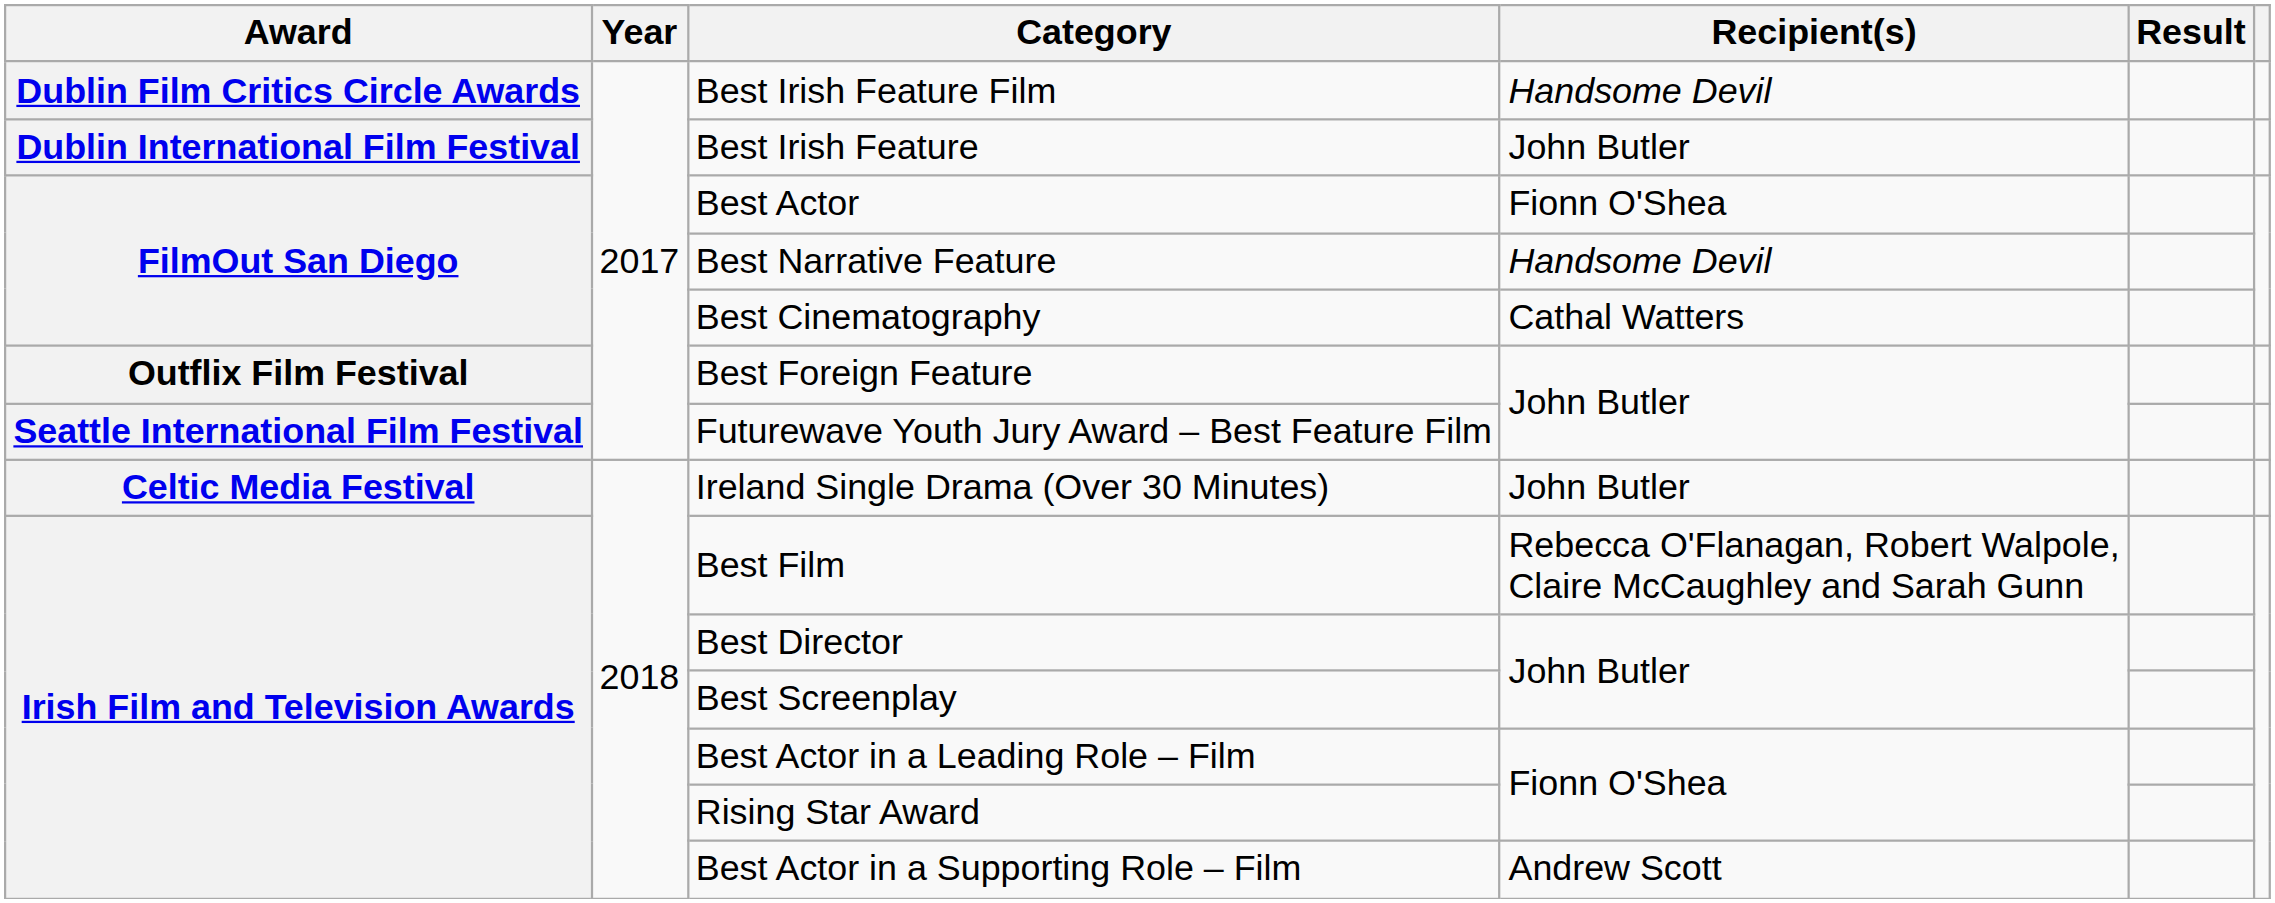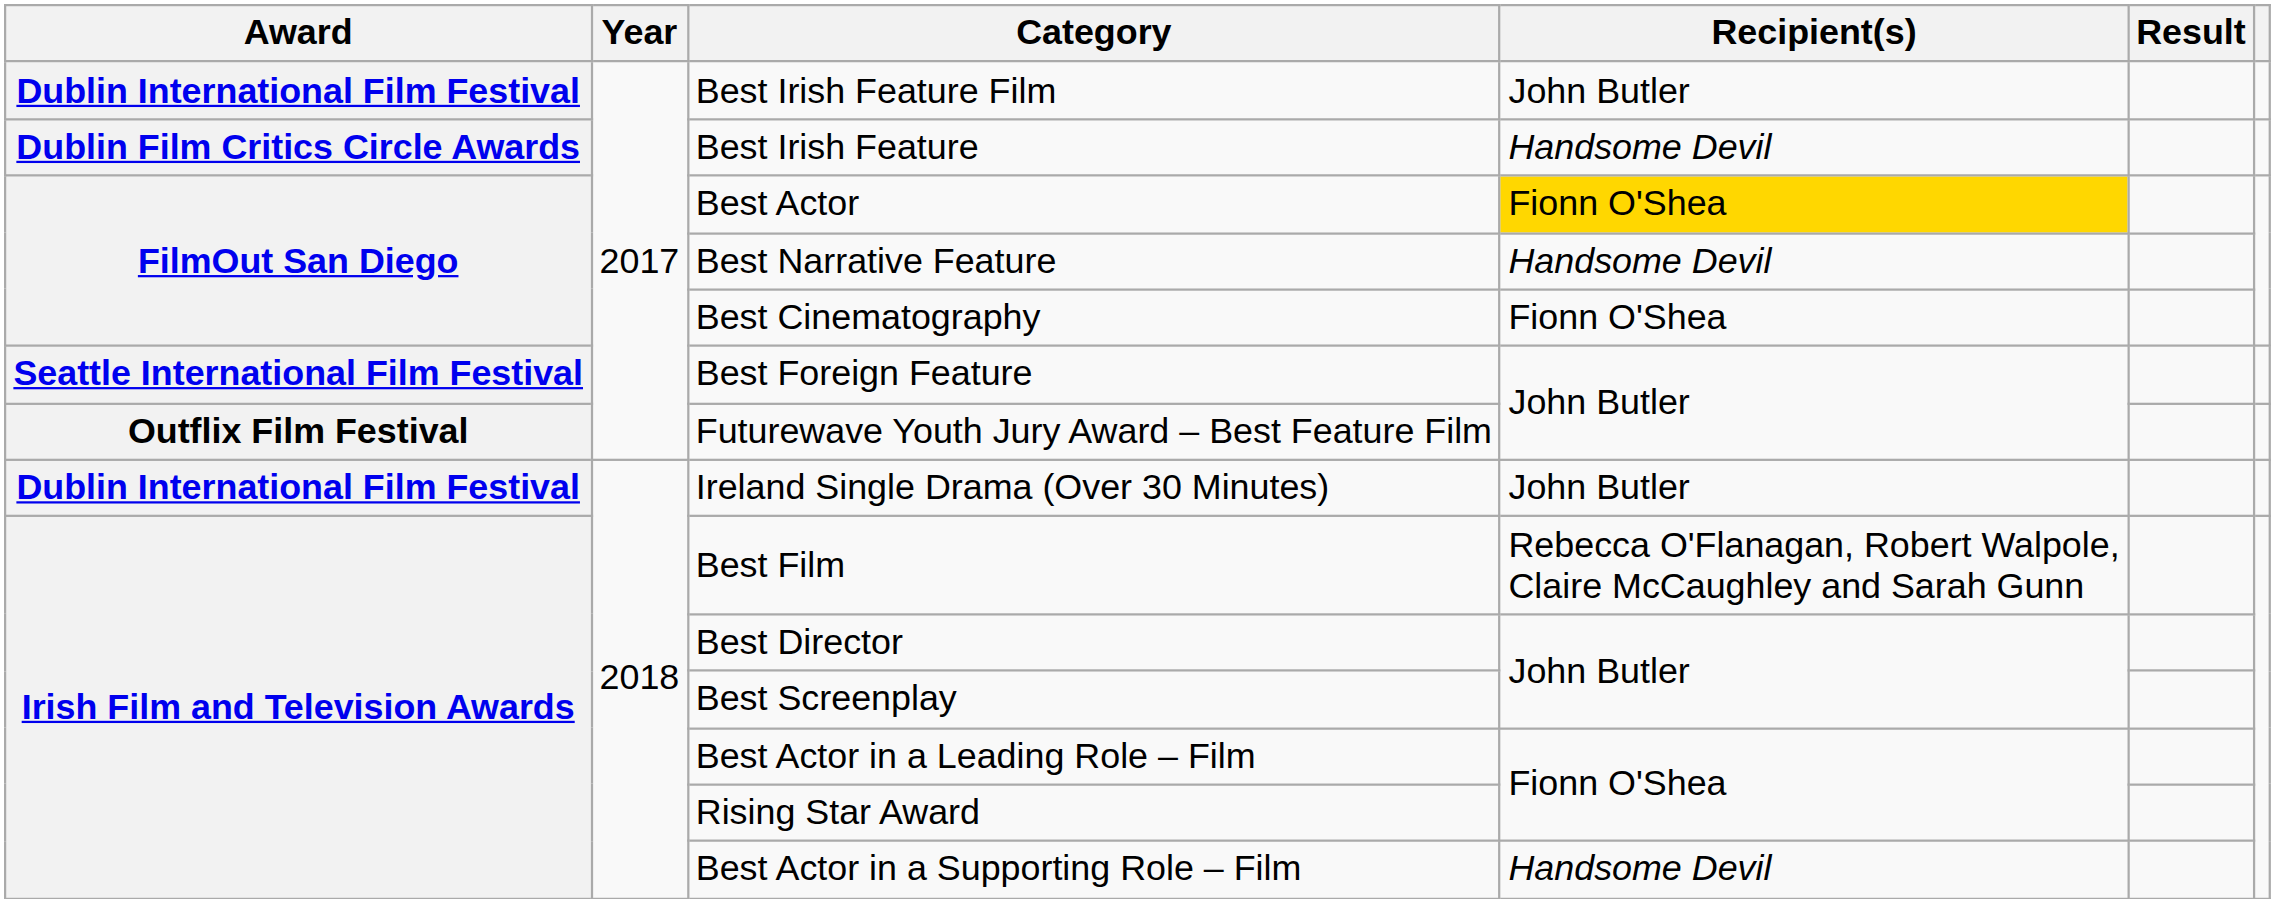(298, 89) Dublin Film Critics Circle Awards -> (298, 89) Dublin International Film Festival
(1640, 89) Handsome Devil -> (1599, 89) John Butler
(298, 146) Dublin International Film Festival -> (298, 146) Dublin Film Critics Circle Awards
(1599, 146) John Butler -> (1640, 146) Handsome Devil
(1618, 203) no background -> (1618, 203) gold background
(1626, 317) Cathal Watters -> (1618, 317) Fionn O'Shea
(298, 373) Outflix Film Festival -> (298, 373) Seattle International Film Festival
(298, 430) Seattle International Film Festival -> (298, 430) Outflix Film Festival
(298, 487) Celtic Media Festival -> (298, 487) Dublin International Film Festival
(1615, 868) Andrew Scott -> (1640, 869) Handsome Devil
